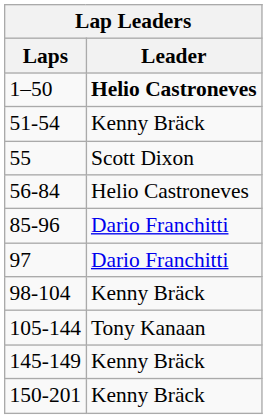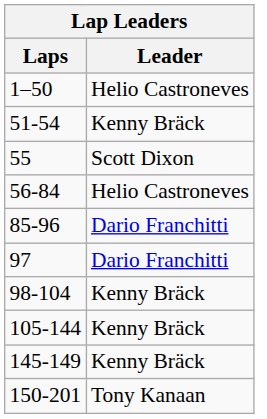(174, 89) bold -> (170, 89) normal
(148, 327) Tony Kanaan -> (148, 327) Kenny Bräck
(148, 395) Kenny Bräck -> (148, 395) Tony Kanaan
